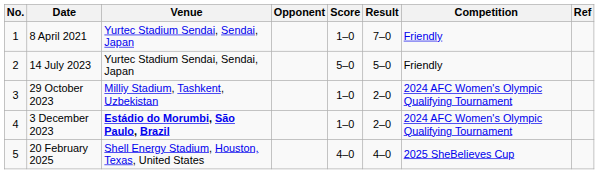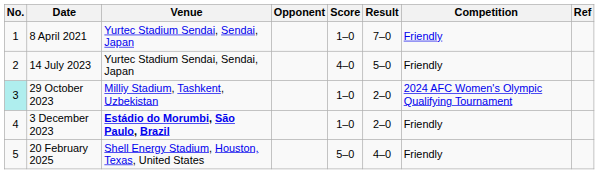(345, 65) 5–0 -> (345, 65) 4–0
(16, 95) no background -> (16, 95) paleturquoise background
(473, 124) 2024 AFC Women's Olympic Qualifying Tournament -> (423, 124) Friendly
(345, 154) 4–0 -> (345, 154) 5–0
(459, 154) 2025 SheBelieves Cup -> (423, 154) Friendly
